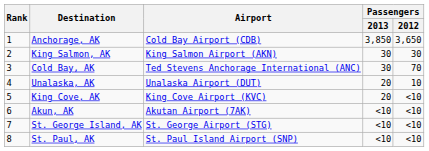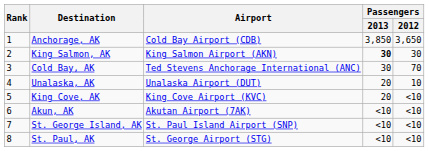(386, 54) normal -> (386, 54) bold
(209, 125) St. George Airport (STG) -> (222, 125) St. Paul Island Airport (SNP)
(222, 139) St. Paul Island Airport (SNP) -> (209, 139) St. George Airport (STG)
